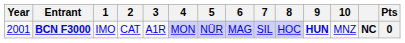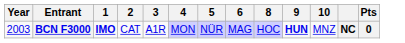- column: (265, 13)
(19, 30) 2001 -> (19, 30) 2003
(105, 30) normal -> (105, 30) bold
